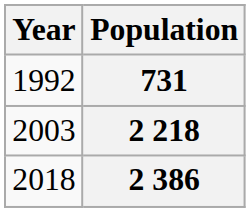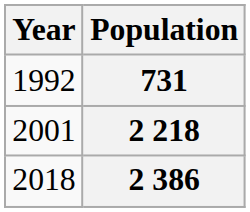(44, 130) 2003 -> (44, 130) 2001
